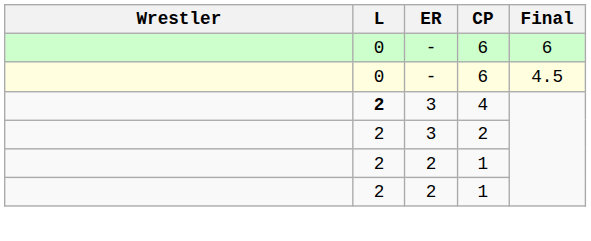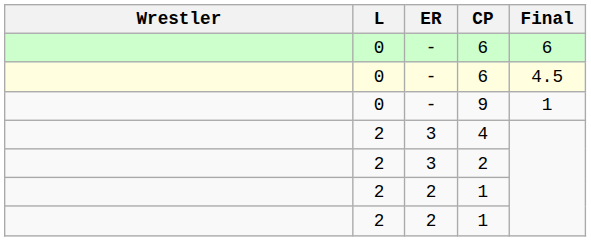+ row: (431, 106)
(379, 106) bold -> (379, 134) normal
